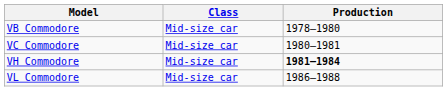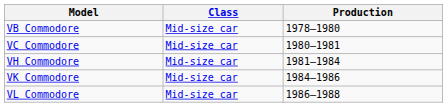(313, 61) bold -> (313, 61) normal
+ row: (43, 78)
